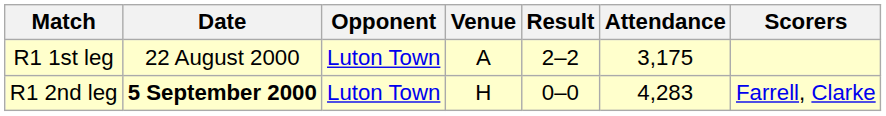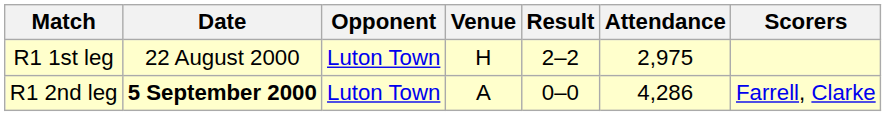(483, 57) A -> (483, 57) H
(665, 57) 3,175 -> (665, 57) 2,975
(483, 92) H -> (483, 92) A
(665, 92) 4,283 -> (665, 92) 4,286
